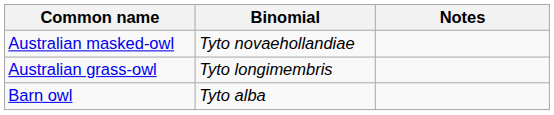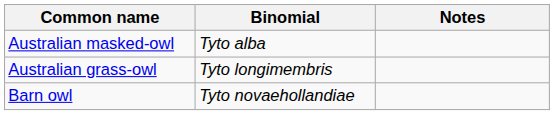(277, 43) Tyto novaehollandiae -> (232, 43) Tyto alba
(232, 95) Tyto alba -> (277, 95) Tyto novaehollandiae
